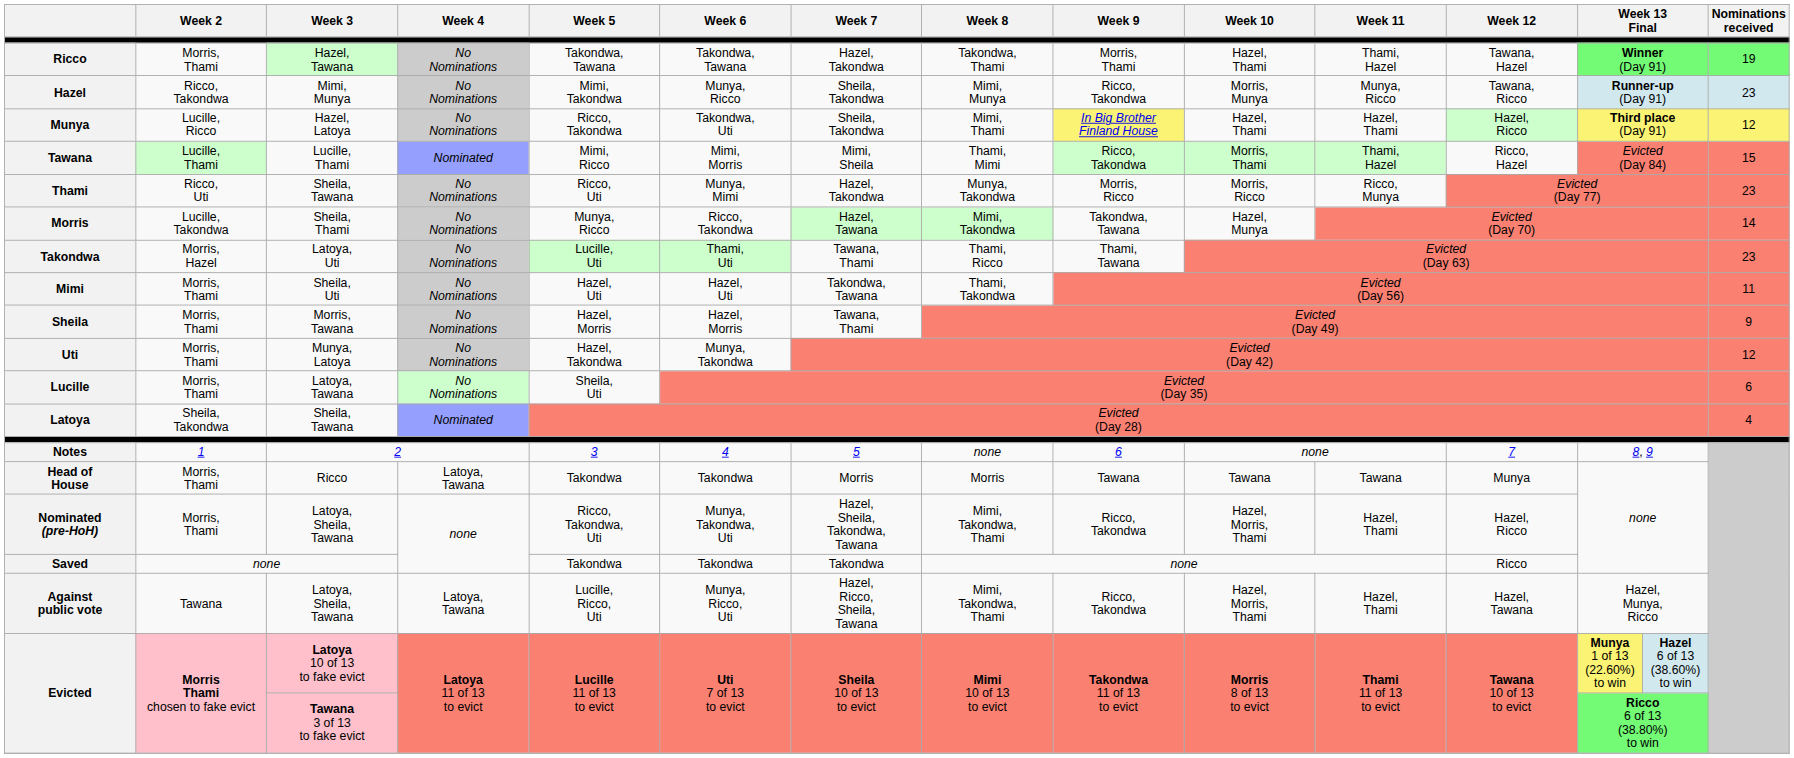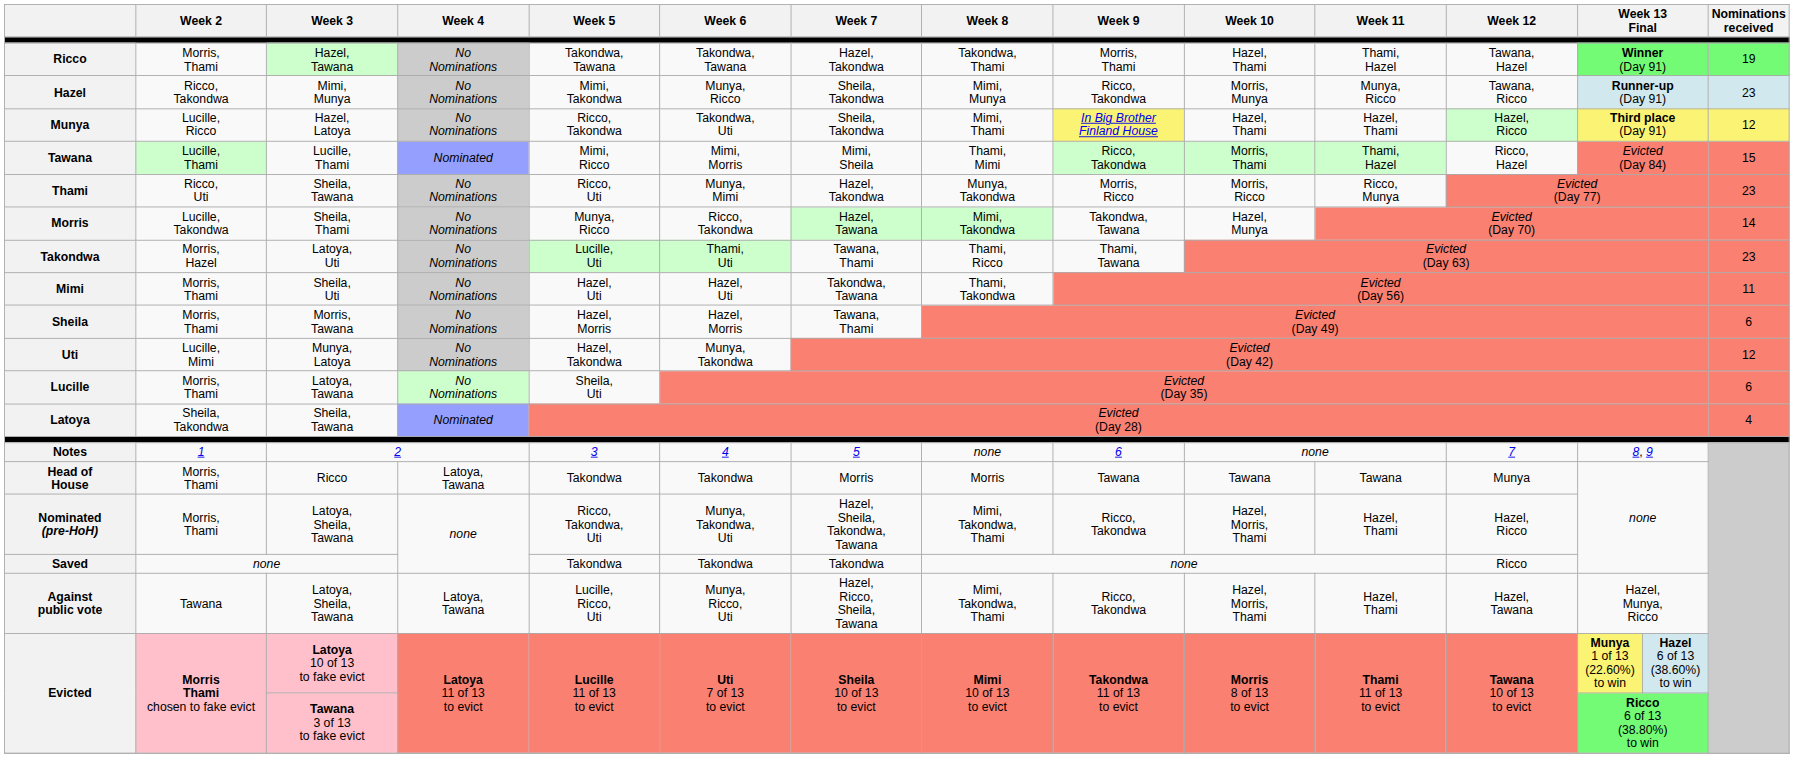(1749, 321) 9 -> (1749, 321) 6
(201, 354) Morris, Thami -> (201, 354) Lucille, Mimi
